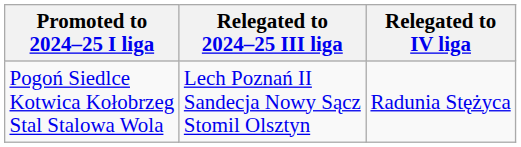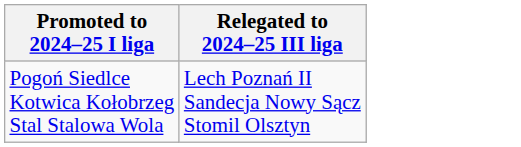- column: (441, 32)
